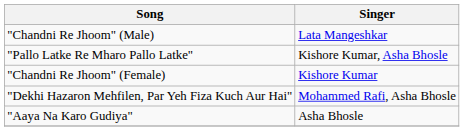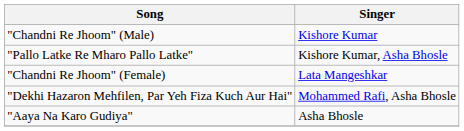(343, 34) Lata Mangeshkar -> (338, 34) Kishore Kumar
(338, 75) Kishore Kumar -> (343, 75) Lata Mangeshkar
